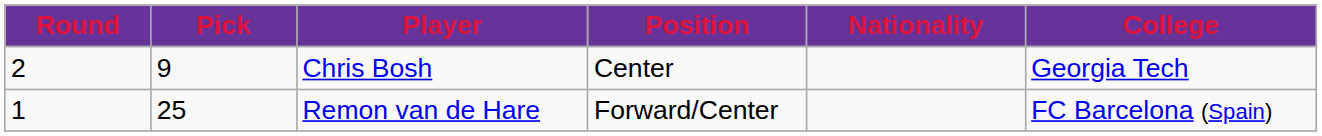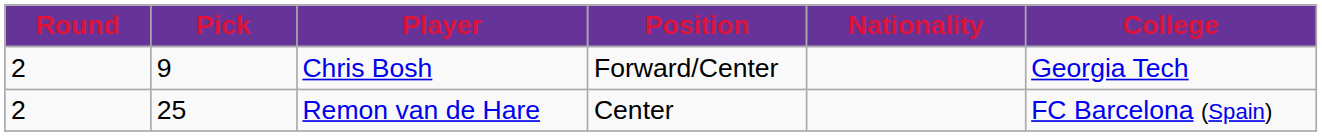(634, 67) Center -> (686, 67) Forward/Center
(18, 109) 1 -> (18, 109) 2
(686, 109) Forward/Center -> (634, 109) Center
